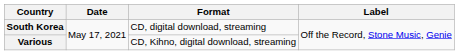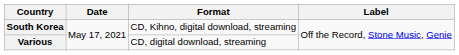(198, 27) CD, digital download, streaming -> (213, 27) CD, Kihno, digital download, streaming
(213, 42) CD, Kihno, digital download, streaming -> (198, 42) CD, digital download, streaming
